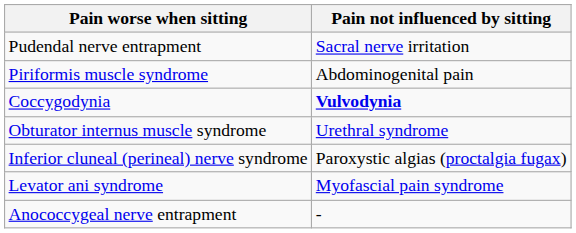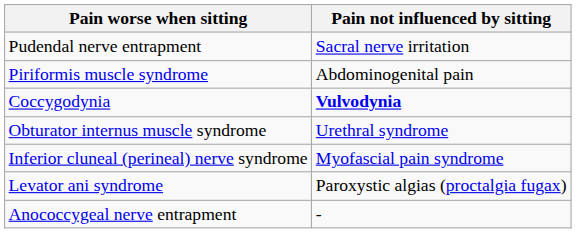(441, 158) Paroxystic algias (proctalgia fugax) -> (410, 158) Myofascial pain syndrome
(410, 185) Myofascial pain syndrome -> (441, 185) Paroxystic algias (proctalgia fugax)
